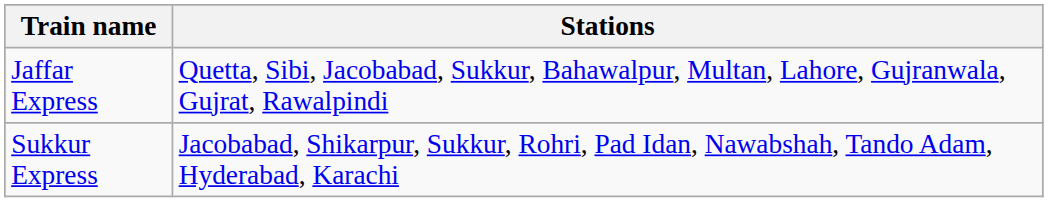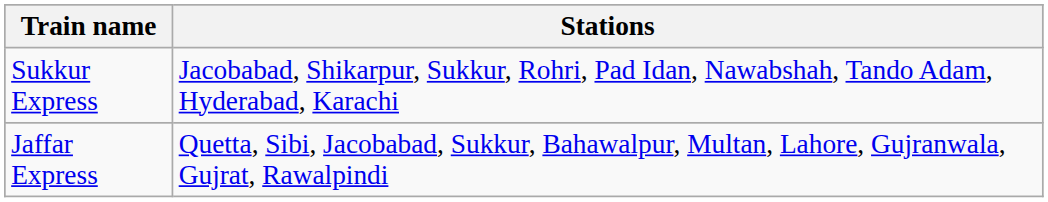rows swapped: (54, 84) <-> (54, 159)
